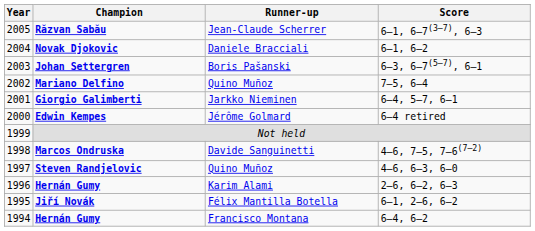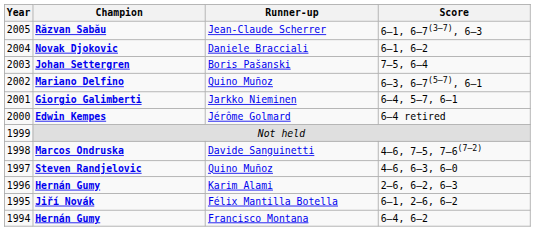(431, 66) 6–3, 6–7(5–7), 6–1 -> (404, 64) 7–5, 6–4
(404, 83) 7–5, 6–4 -> (431, 82) 6–3, 6–7(5–7), 6–1
